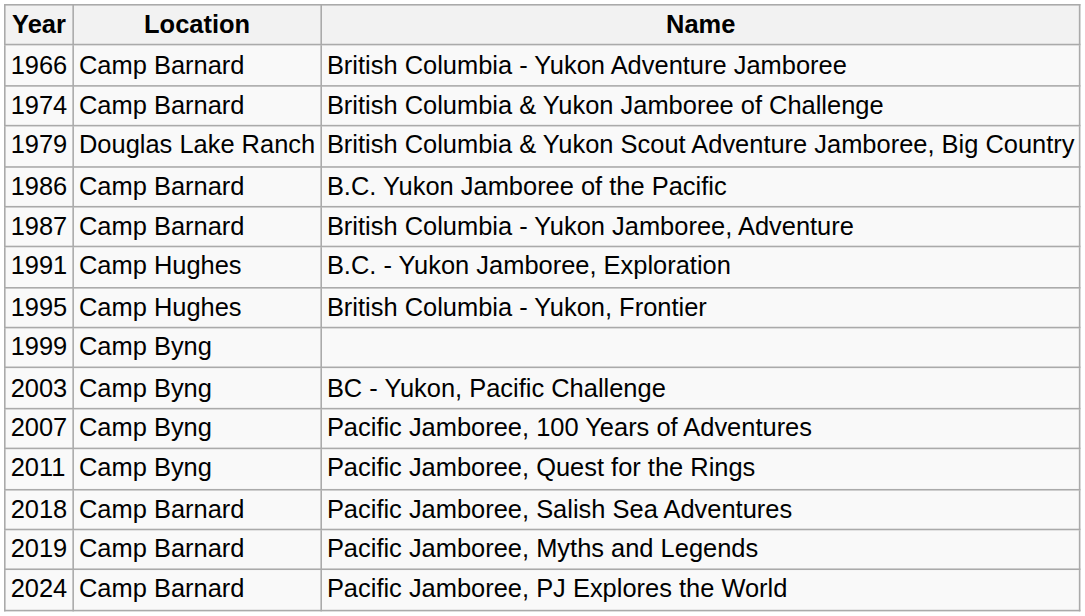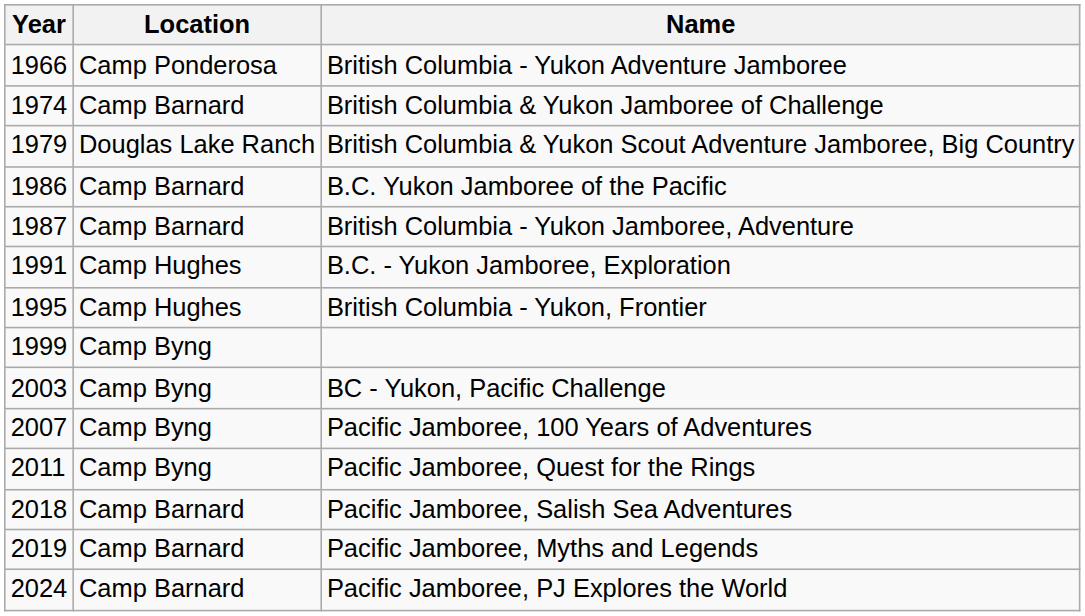(162, 65) Camp Barnard -> (178, 65) Camp Ponderosa
